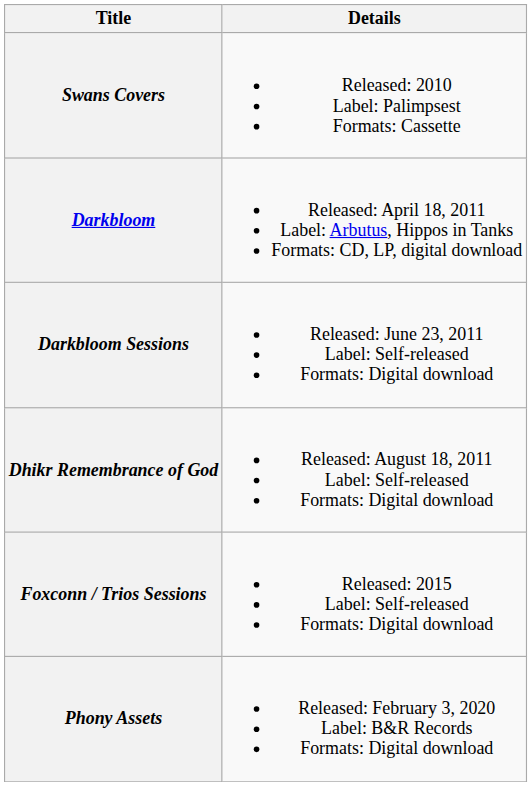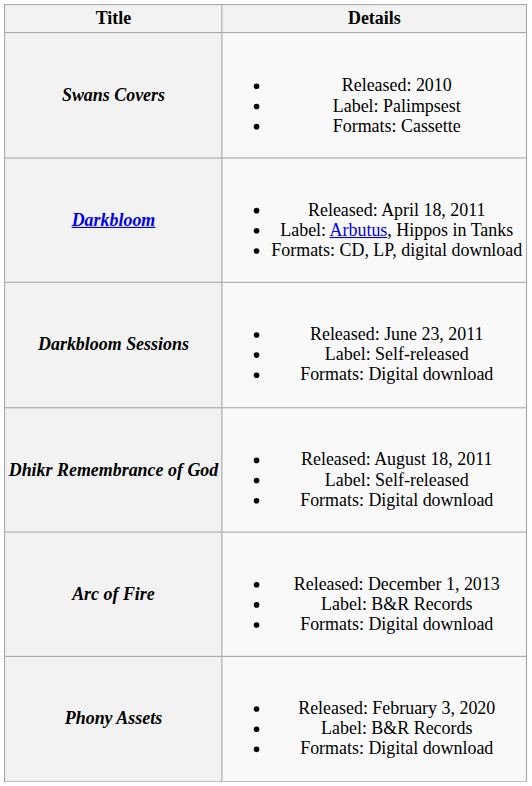+ row: (113, 594)
- row: (113, 594)
